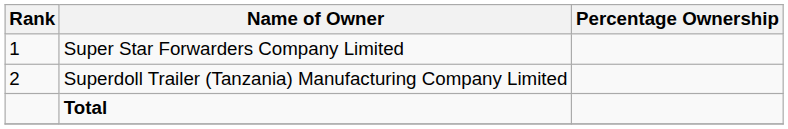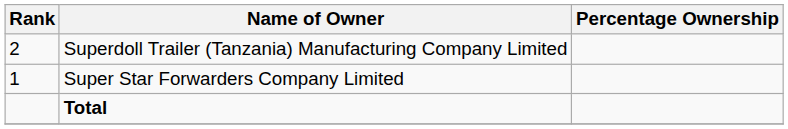rows swapped: (234, 49) <-> (316, 78)
